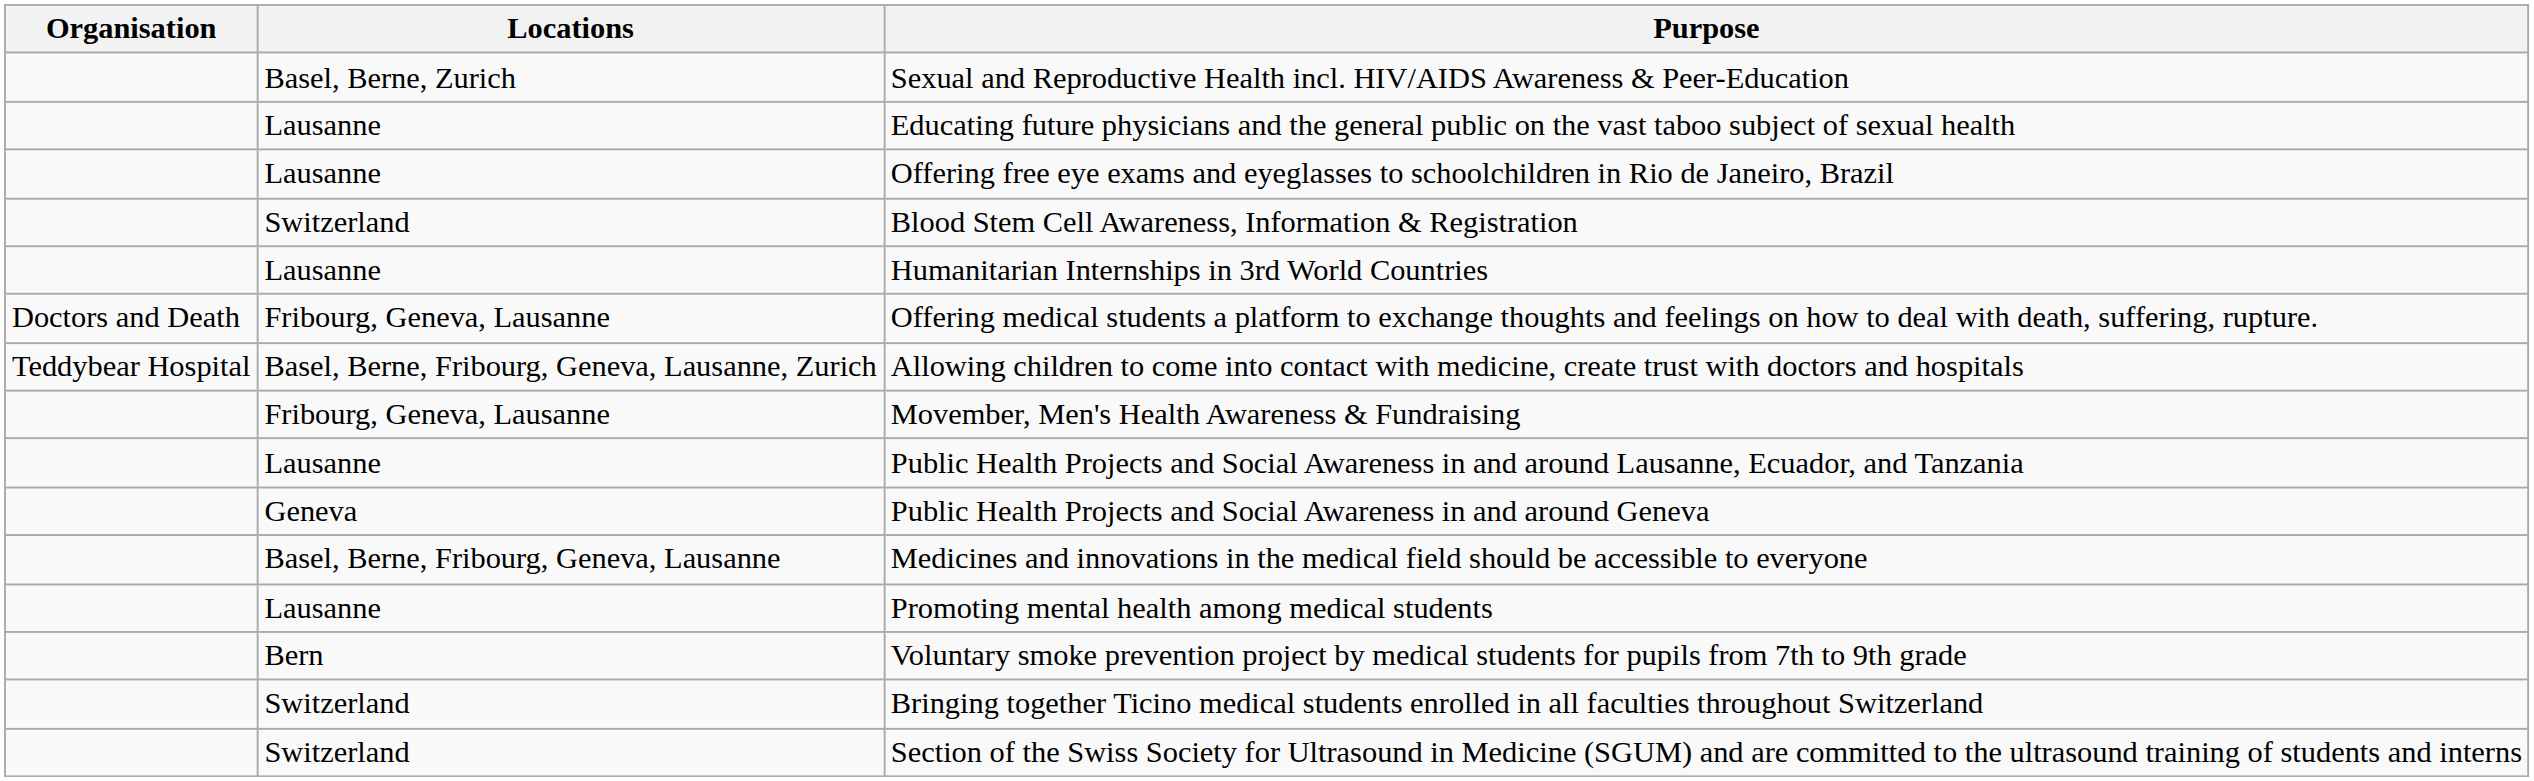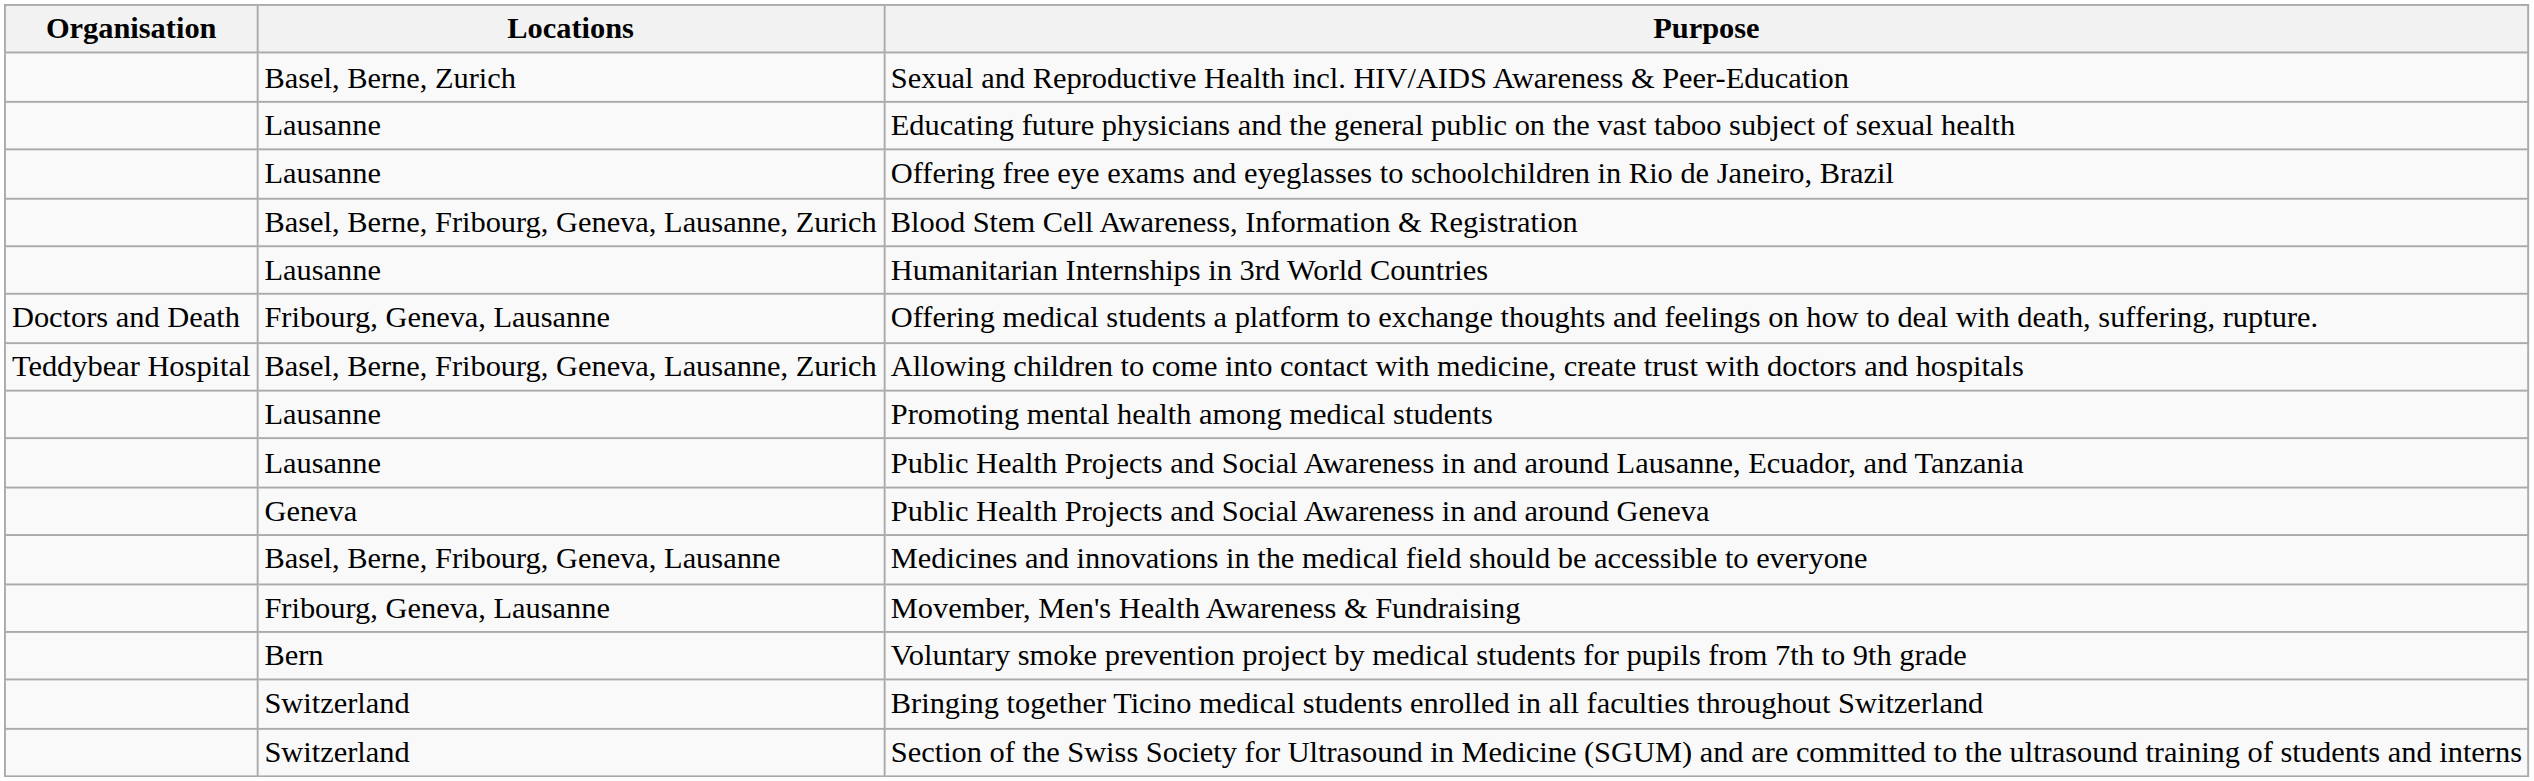(337, 221) Switzerland -> (571, 221) Basel, Berne, Fribourg, Geneva, Lausanne, Zurich
rows swapped: (1192, 607) <-> (1206, 414)
